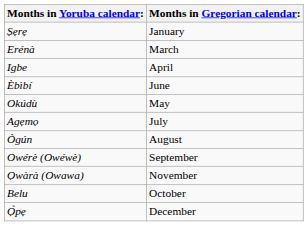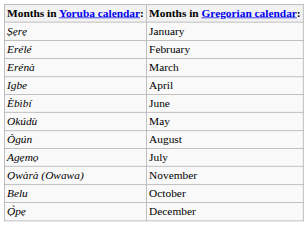+ row: (19, 49)
rows swapped: (23, 121) <-> (20, 139)
- row: (44, 157)
